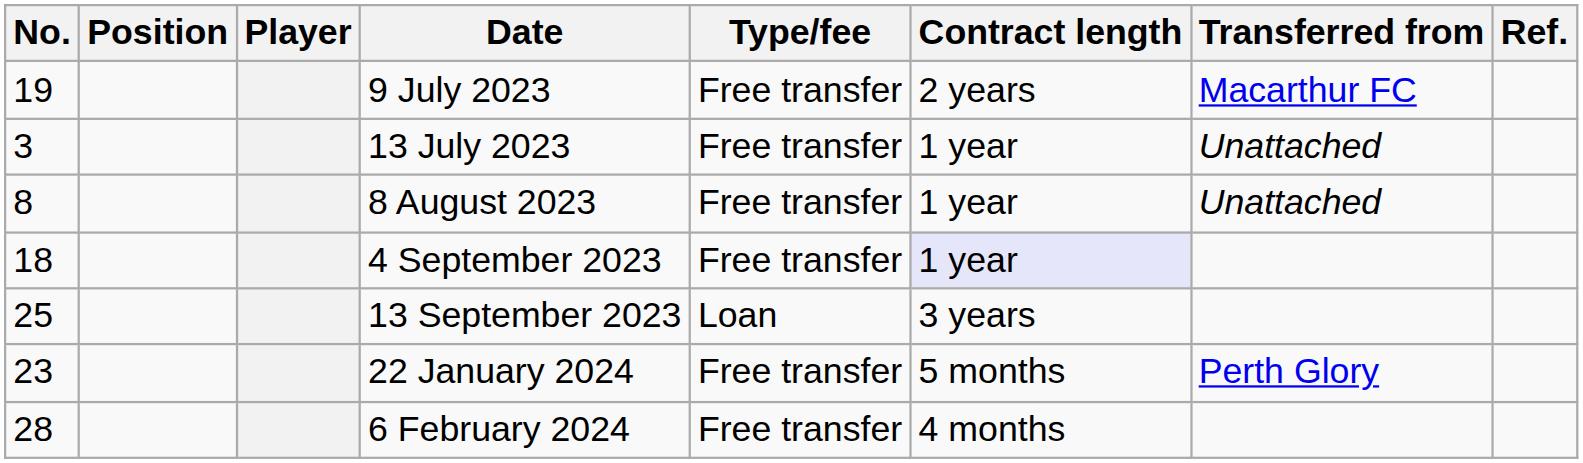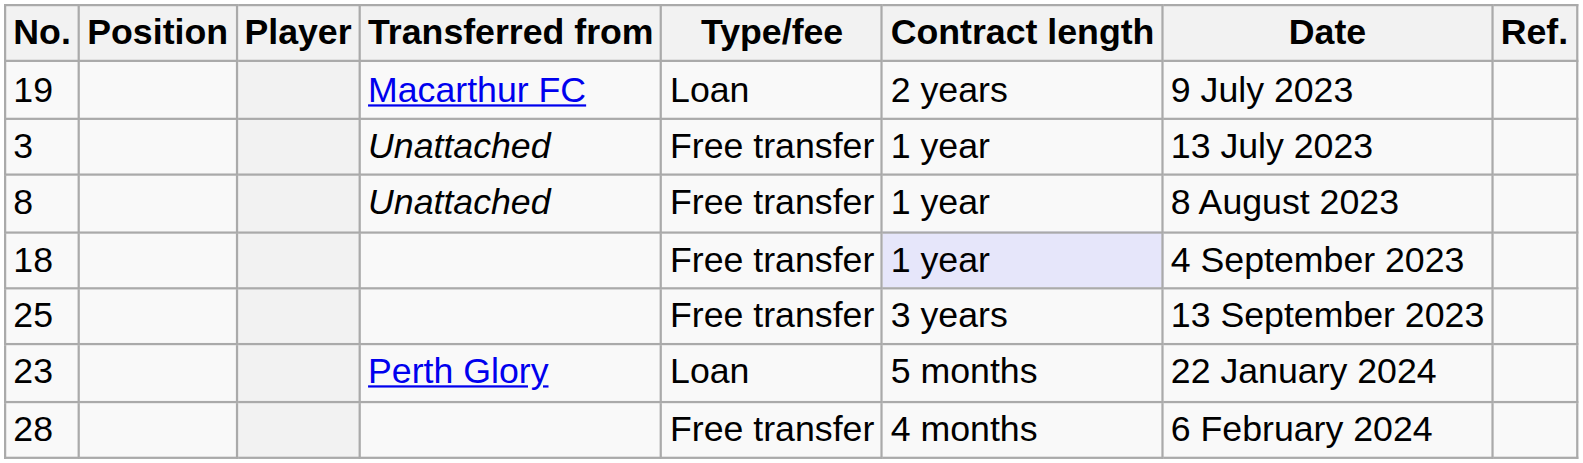columns swapped: (1341, 32) <-> (525, 32)
(800, 89) Free transfer -> (710, 89) Loan
(738, 315) Loan -> (772, 315) Free transfer
(800, 372) Free transfer -> (710, 372) Loan
